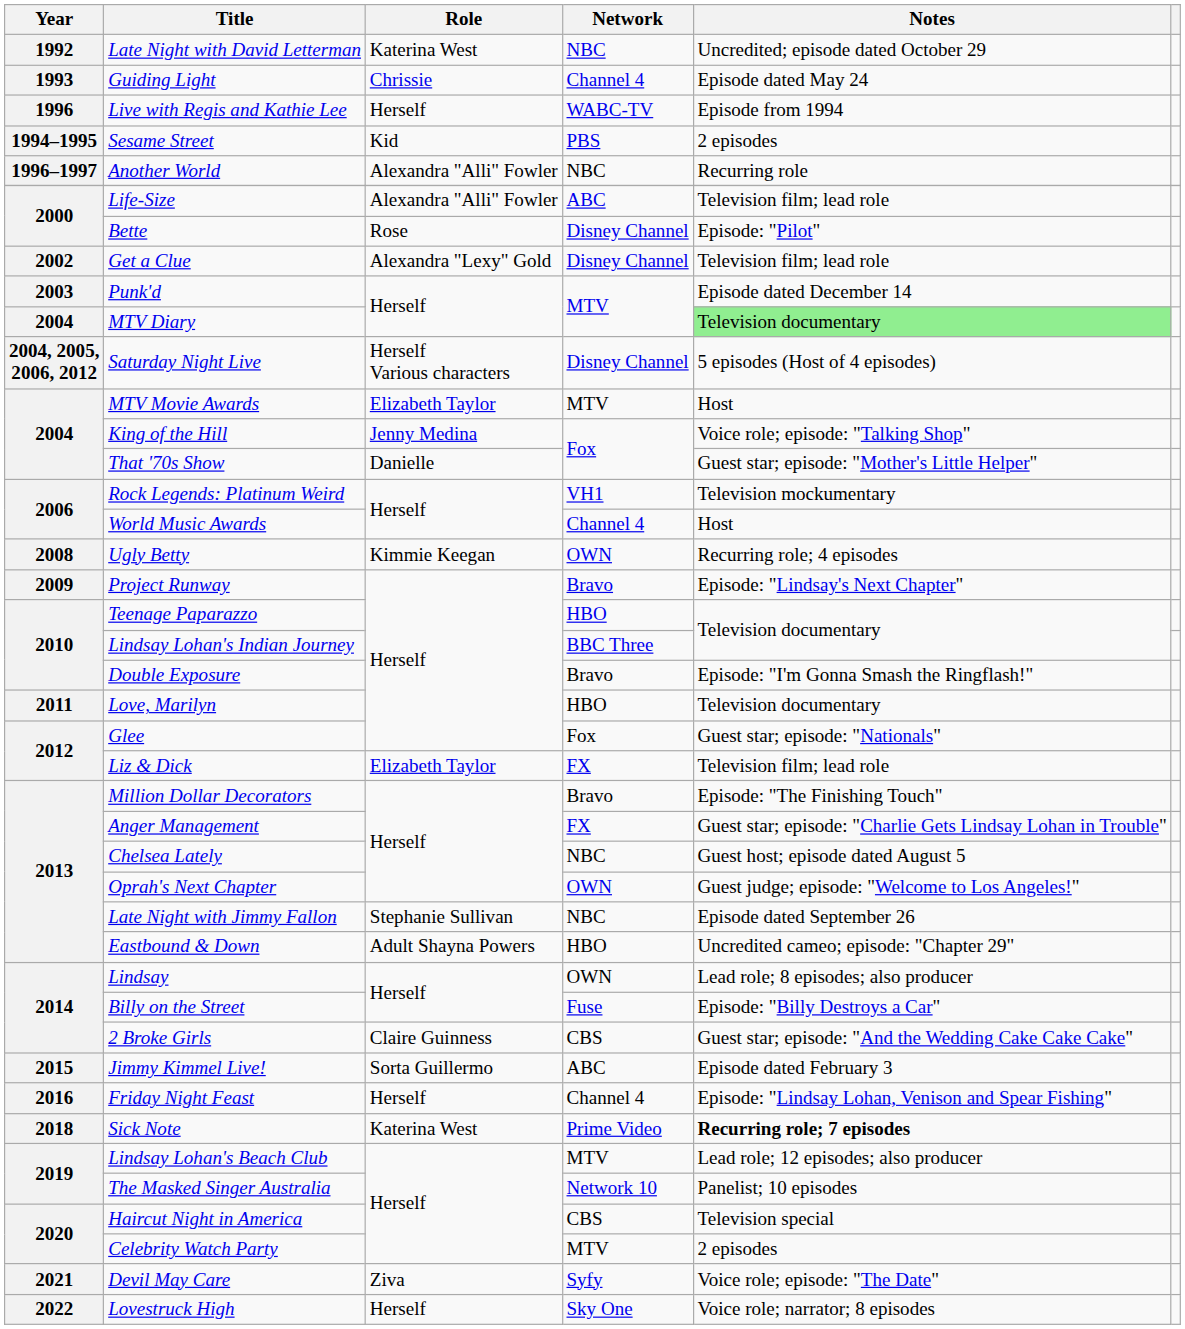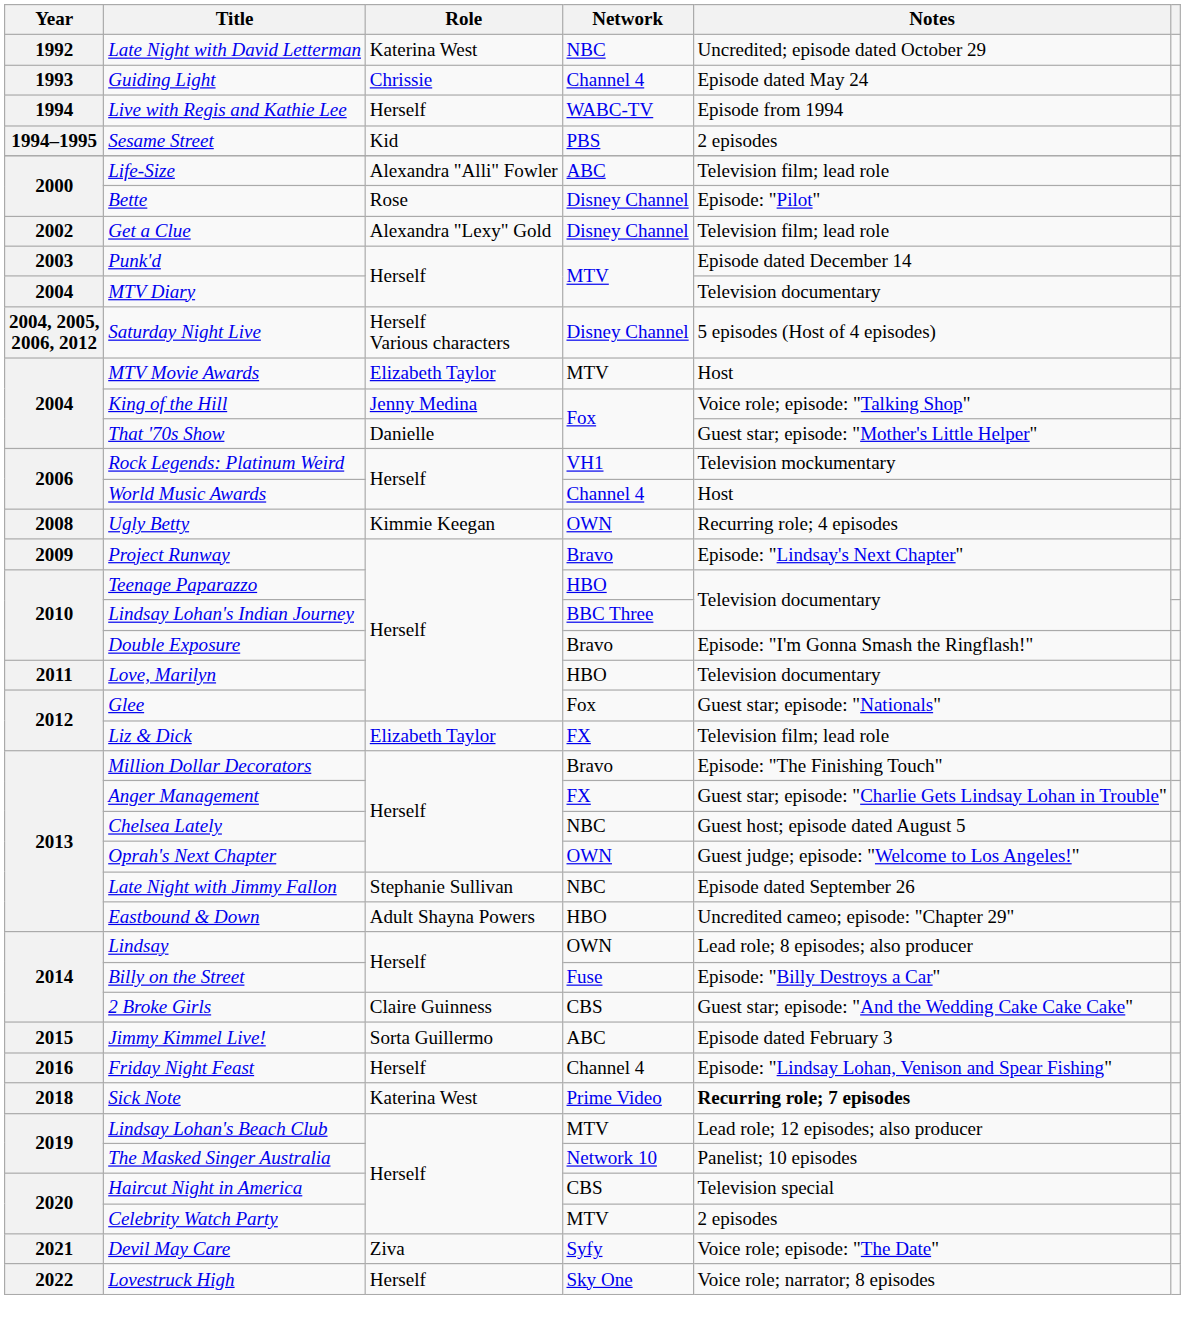(54, 110) 1996 -> (54, 110) 1994
- row: (164, 170)
(789, 321) lightgreen background -> (789, 291) no background
